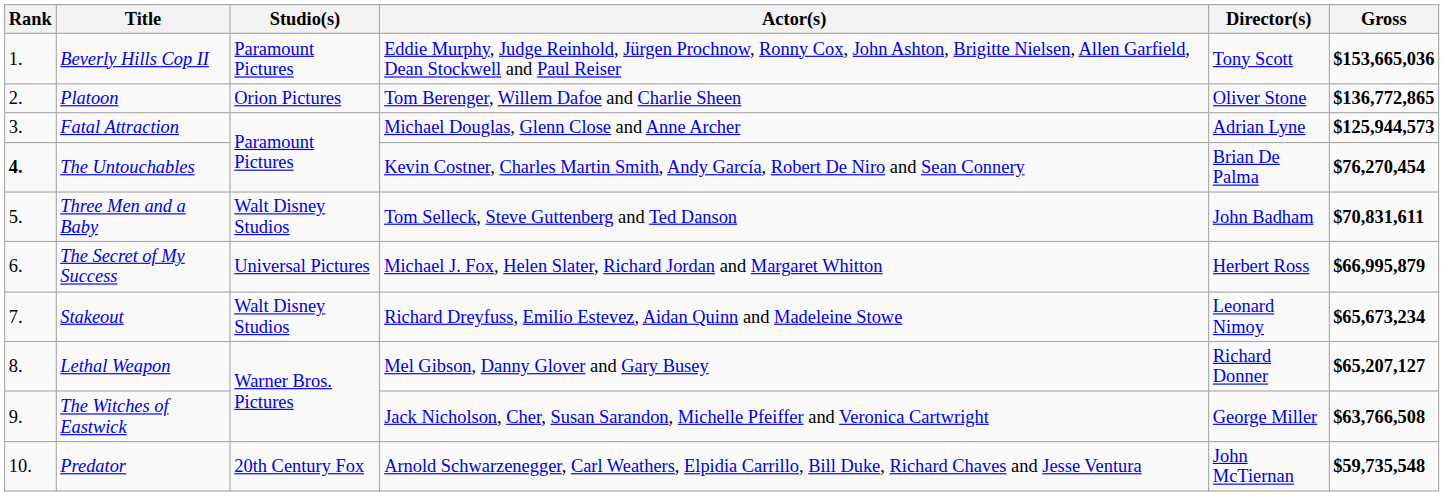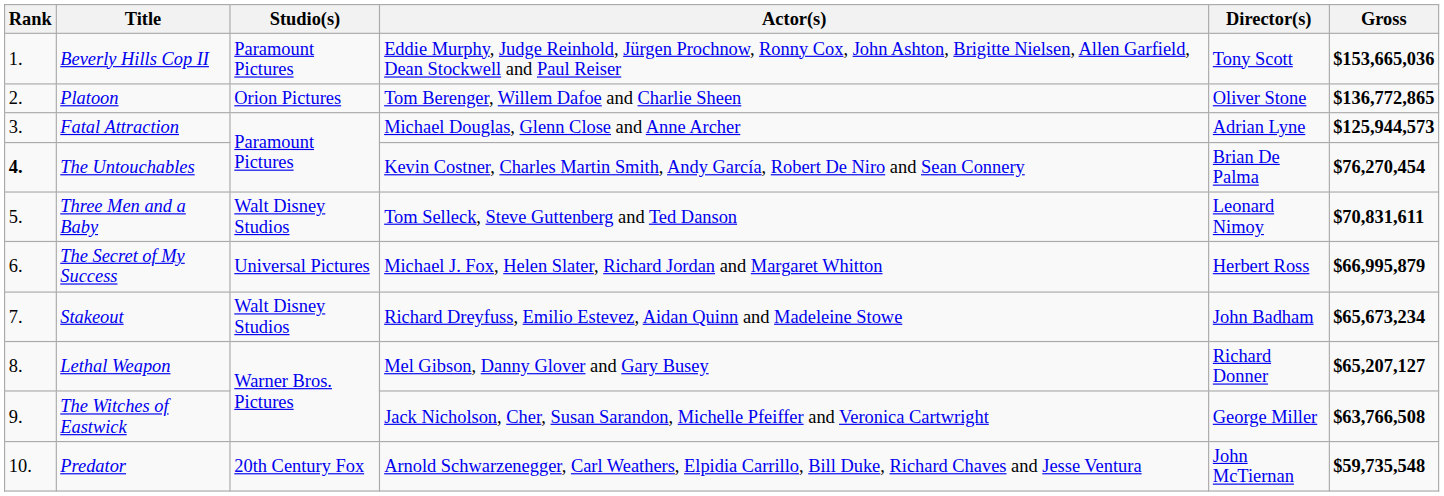(1263, 216) John Badham -> (1243, 216) Leonard Nimoy
(1243, 316) Leonard Nimoy -> (1263, 316) John Badham
